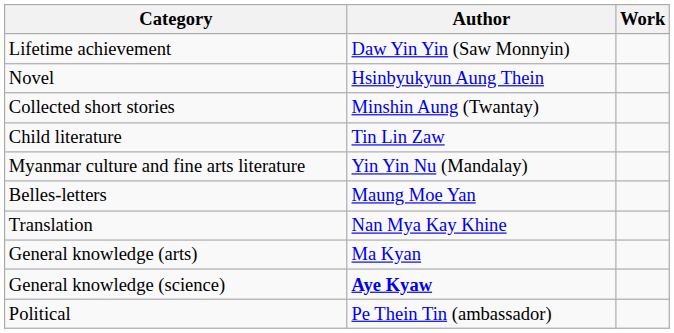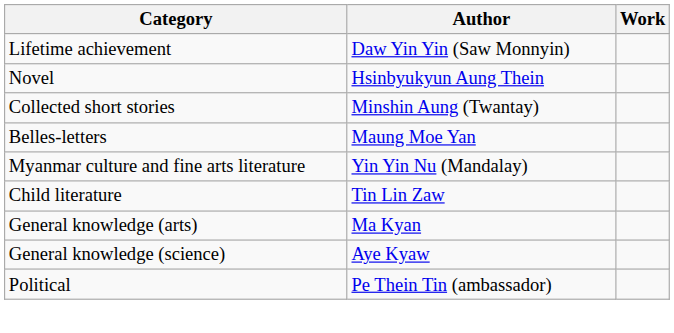rows swapped: (58, 195) <-> (65, 136)
- row: (51, 225)
(392, 284) bold -> (391, 254) normal
